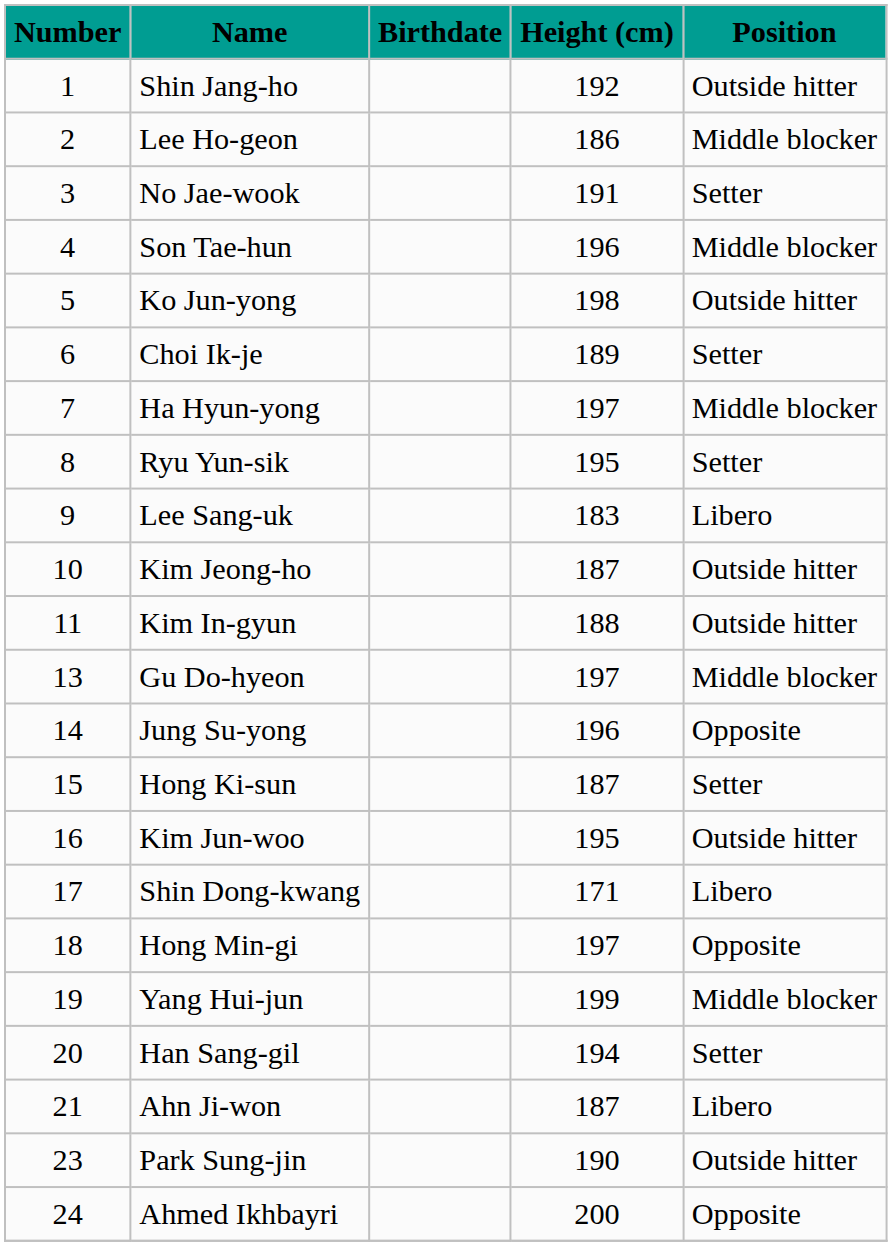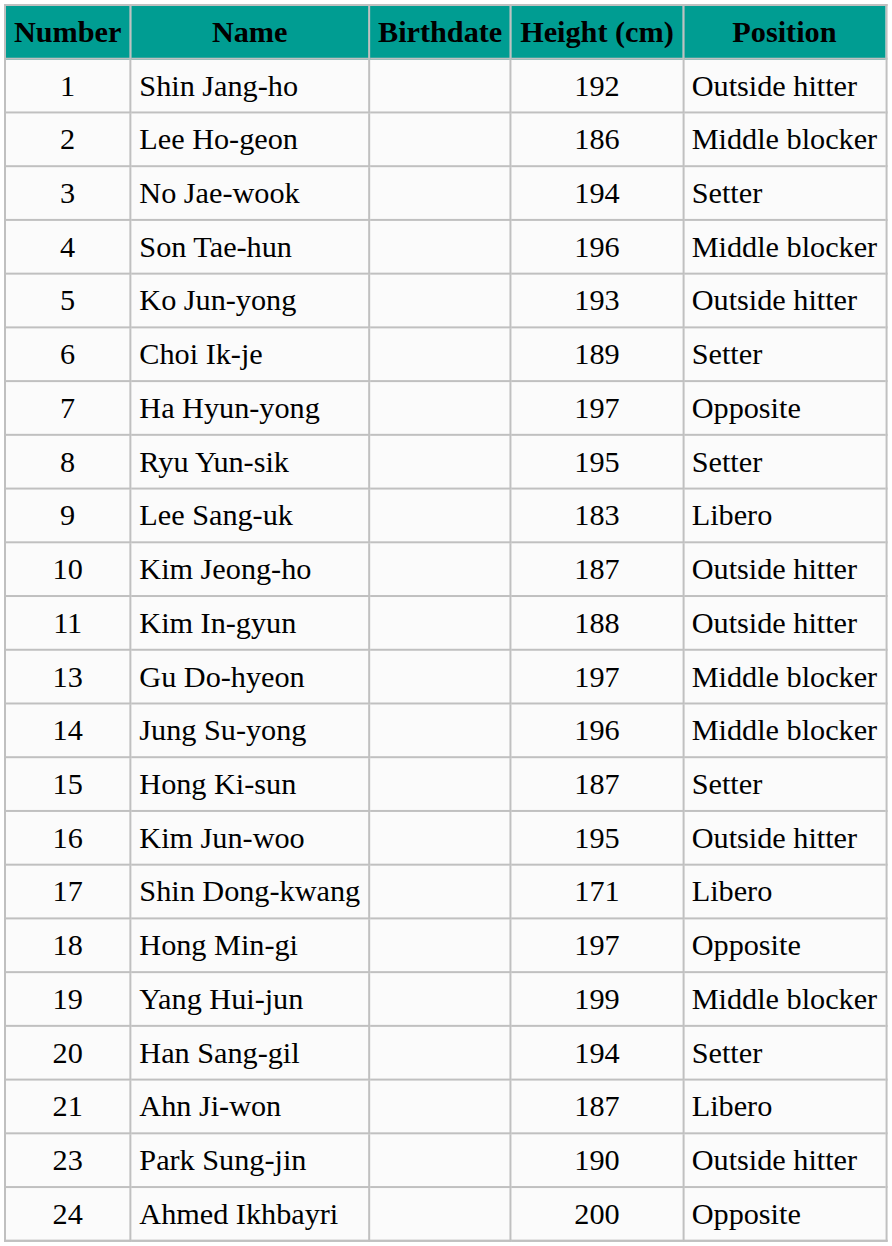(597, 192) 191 -> (597, 192) 194
(597, 300) 198 -> (597, 300) 193
(784, 407) Middle blocker -> (746, 407) Opposite
(746, 729) Opposite -> (784, 729) Middle blocker
